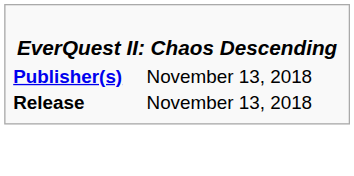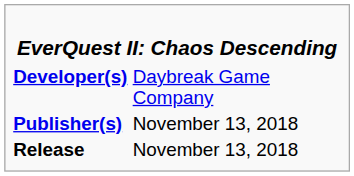+ row: (70, 76)
